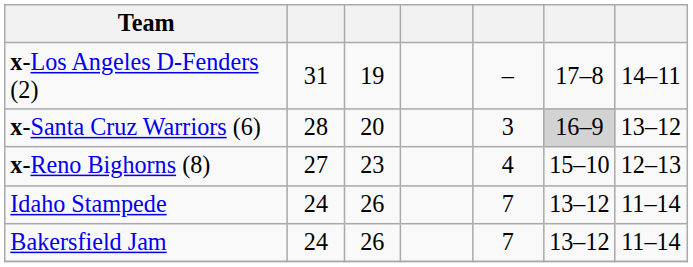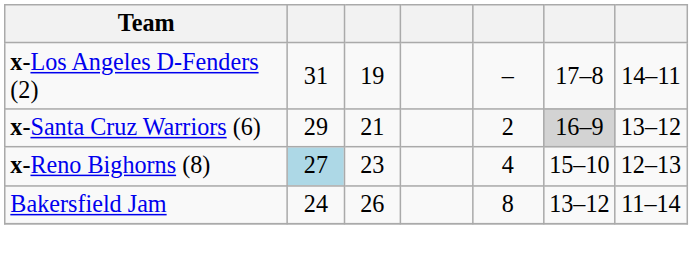(316, 127) 28 -> (316, 127) 29
(372, 127) 20 -> (372, 127) 21
(508, 127) 3 -> (508, 127) 2
(316, 165) no background -> (316, 165) lightblue background
- row: (88, 204)
(508, 242) 7 -> (508, 204) 8
